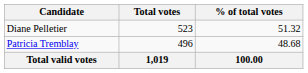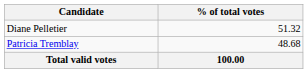- column: (157, 12)
